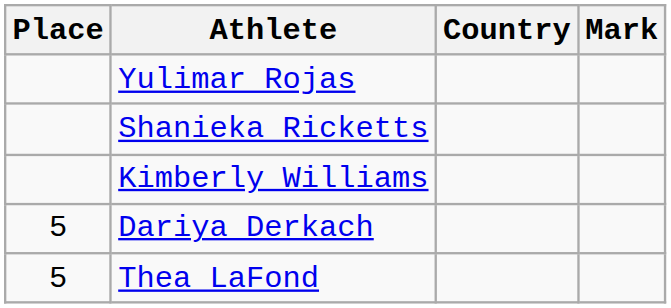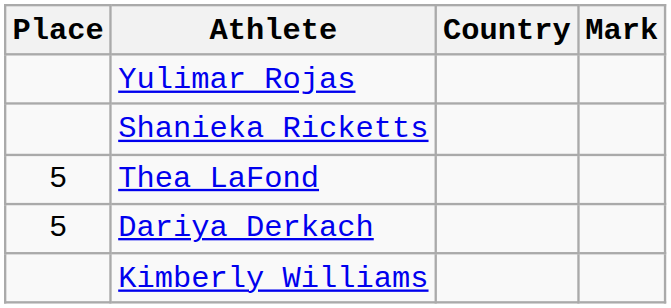rows swapped: (273, 179) <-> (219, 278)
